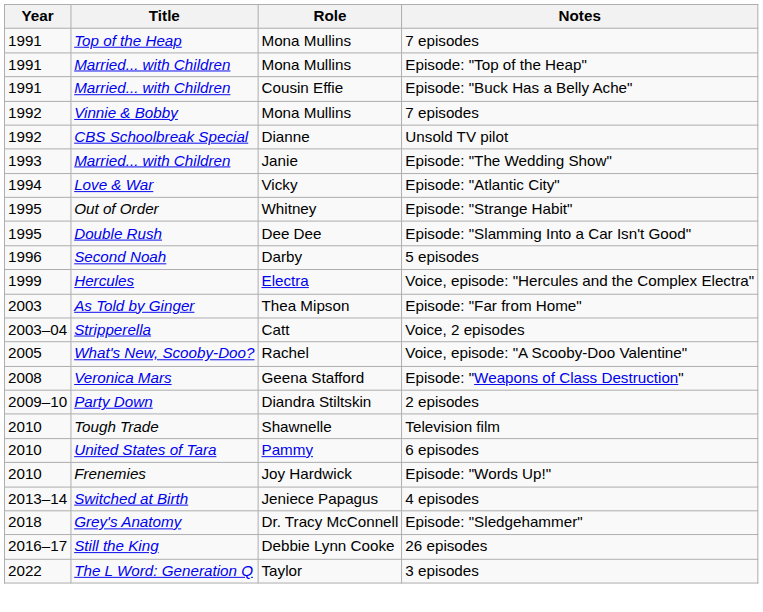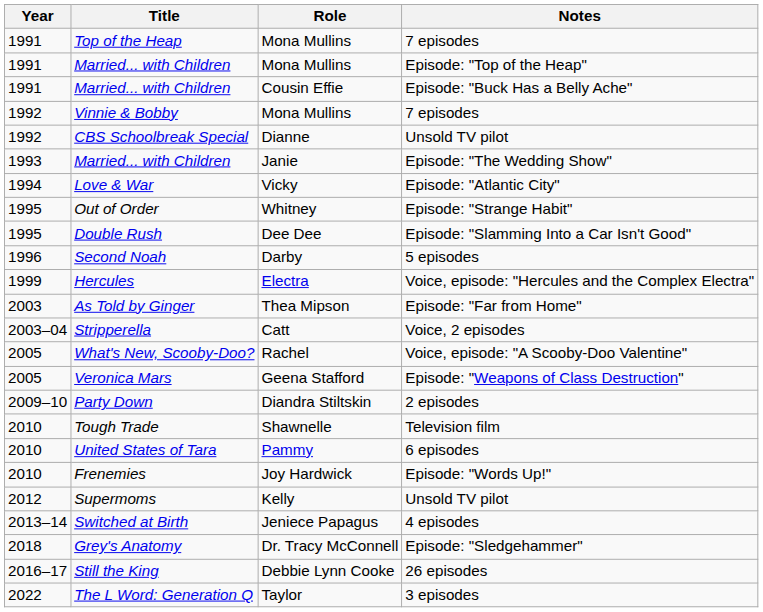(25, 378) 2008 -> (25, 378) 2005
+ row: (115, 498)
